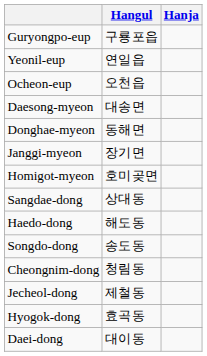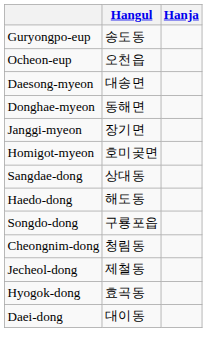(132, 36) 구룡포읍 -> (125, 36) 송도동
- row: (36, 60)
(125, 245) 송도동 -> (132, 222) 구룡포읍
